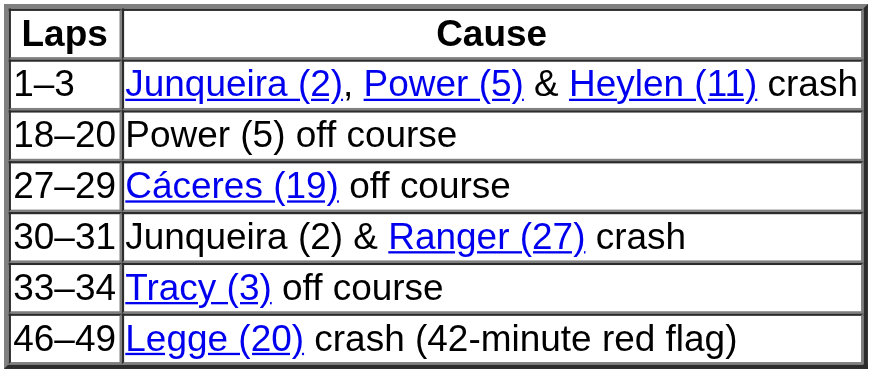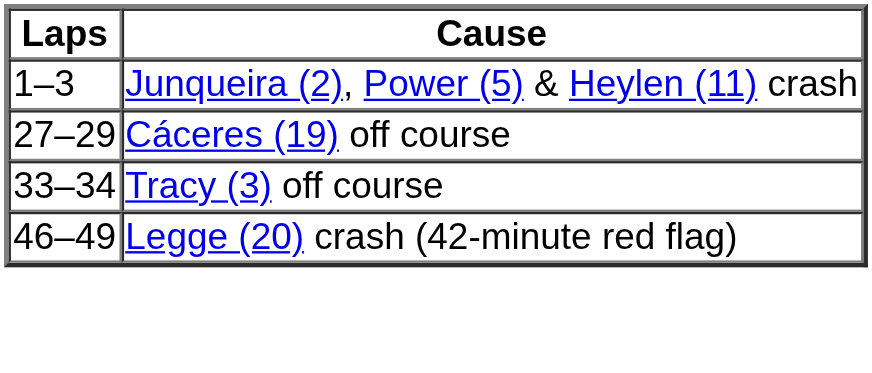- row: (291, 135)
- row: (406, 236)
